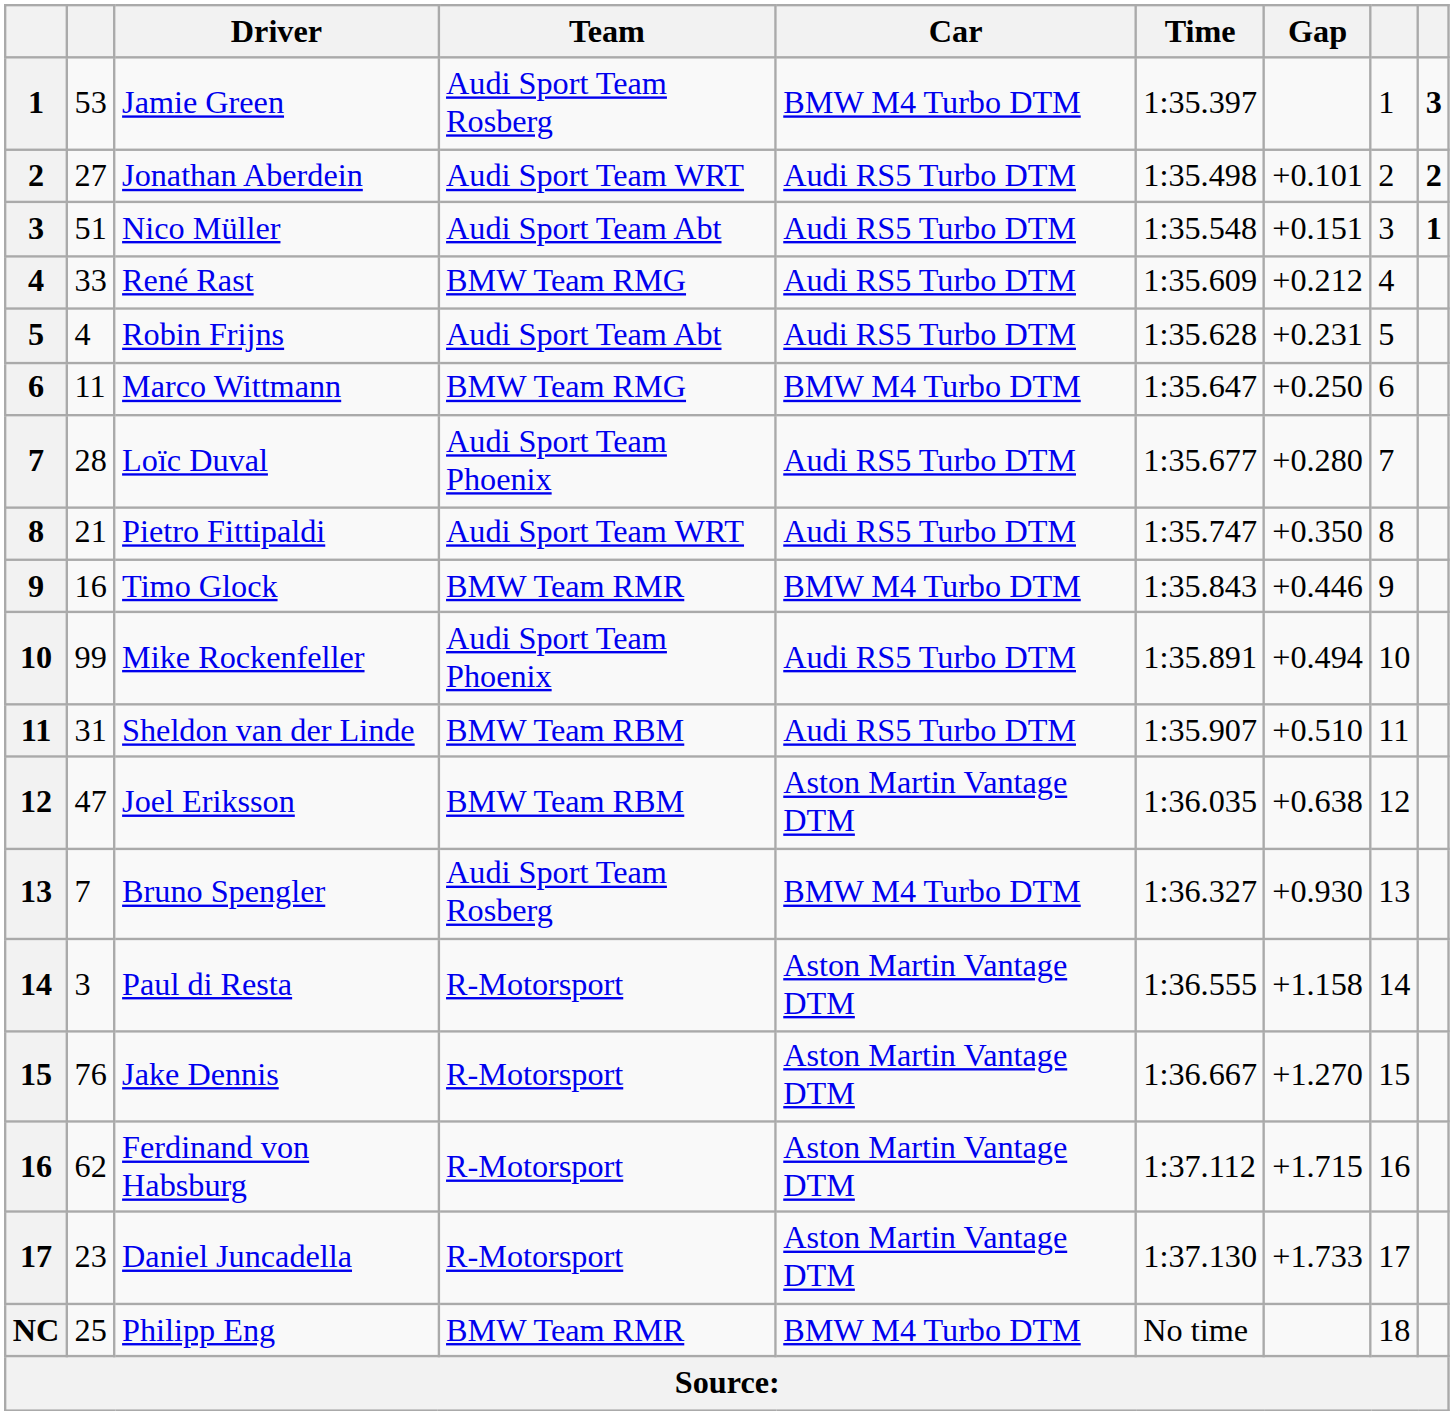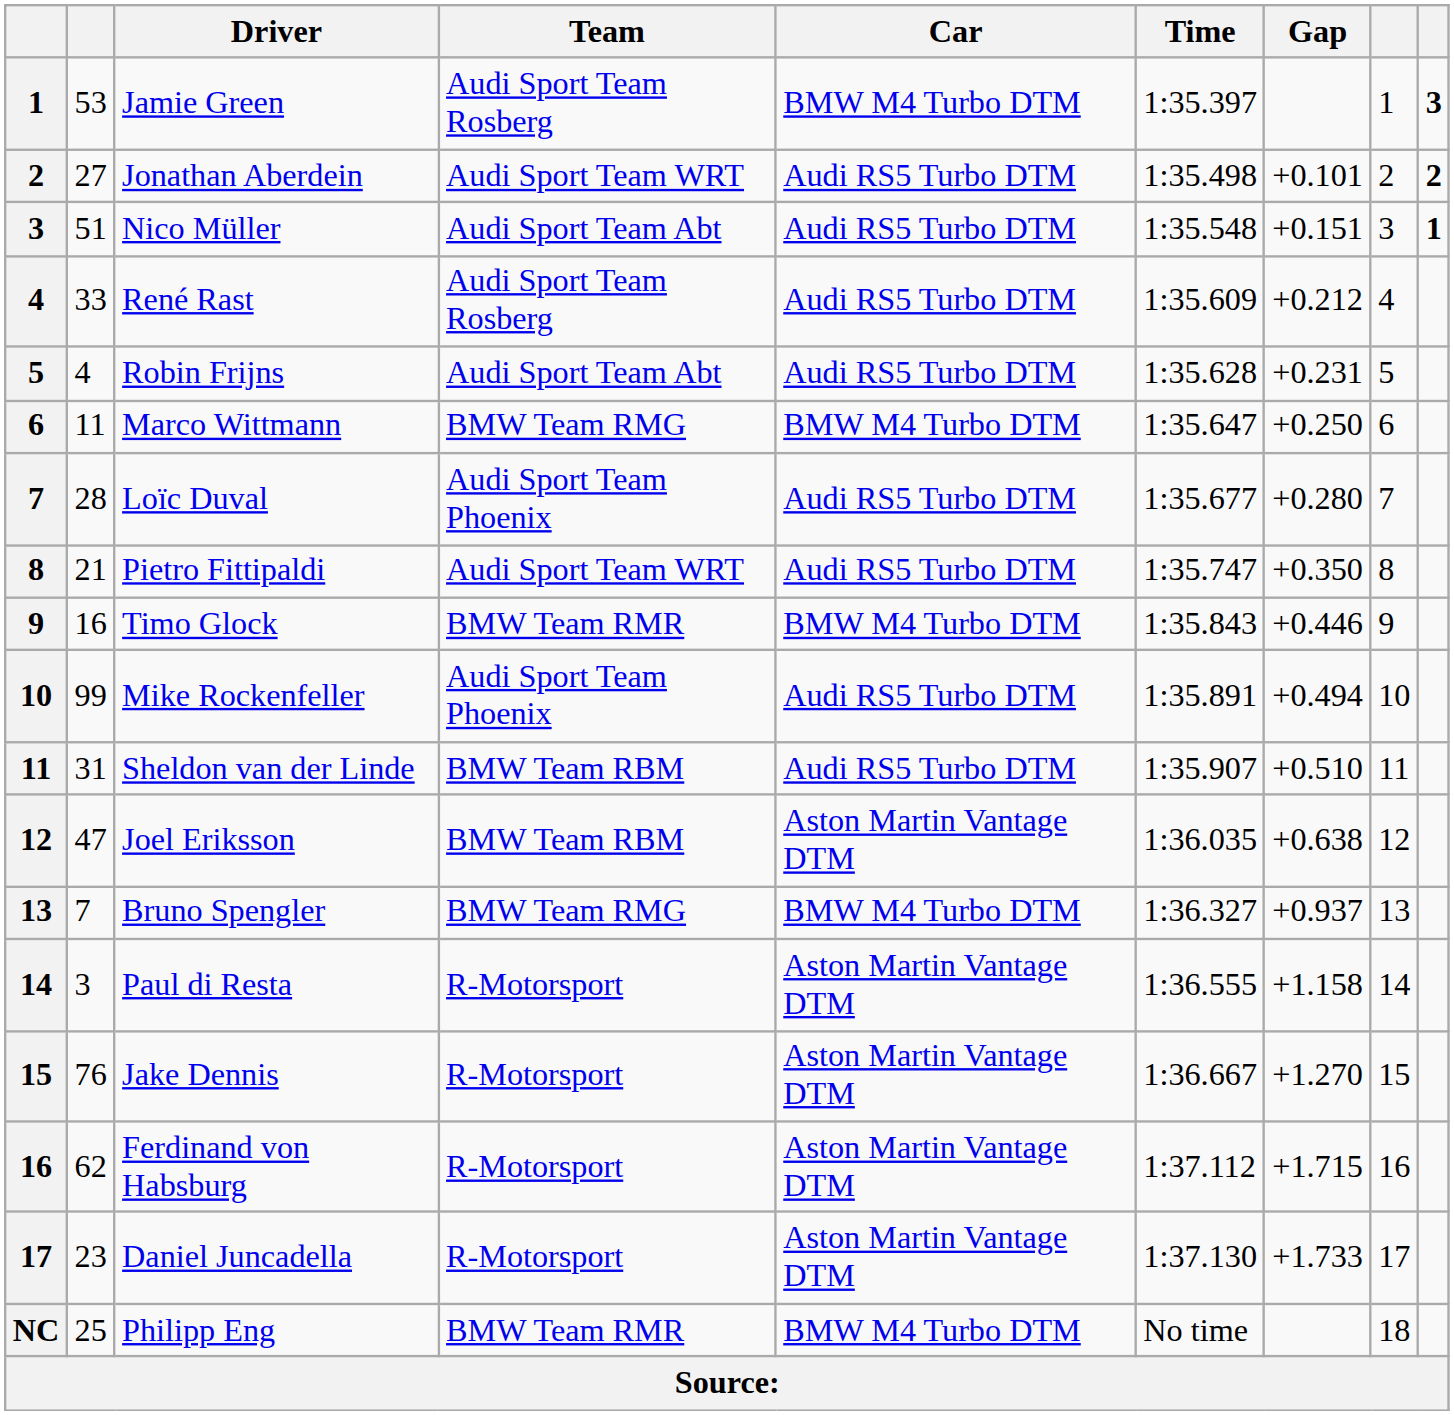(566, 281) BMW Team RMG -> (556, 300) Audi Sport Team Rosberg
(556, 892) Audi Sport Team Rosberg -> (566, 911) BMW Team RMG
(1318, 892) +0.930 -> (1318, 911) +0.937
